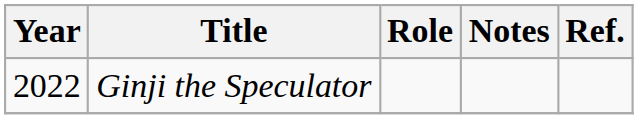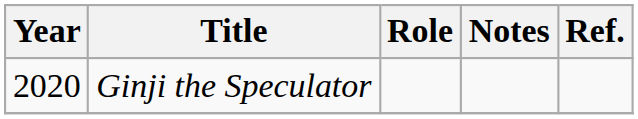(47, 85) 2022 -> (47, 85) 2020
